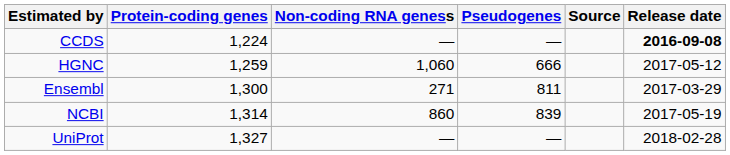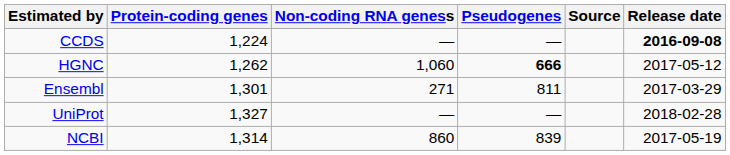(249, 65) 1,259 -> (249, 65) 1,262
(548, 65) normal -> (548, 65) bold
(249, 89) 1,300 -> (249, 89) 1,301
rows swapped: (78, 138) <-> (85, 114)
